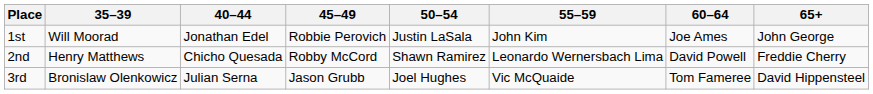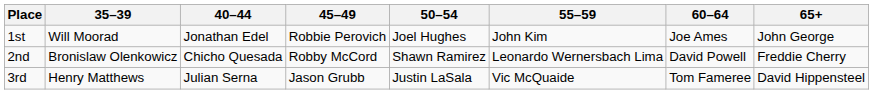(432, 36) Justin LaSala -> (429, 36) Joel Hughes
(96, 57) Henry Matthews -> (113, 57) Bronislaw Olenkowicz
(113, 78) Bronislaw Olenkowicz -> (96, 78) Henry Matthews
(429, 78) Joel Hughes -> (432, 78) Justin LaSala
